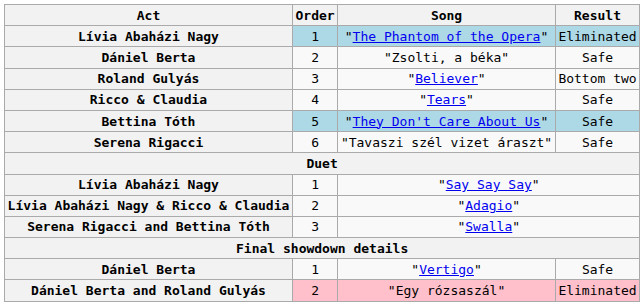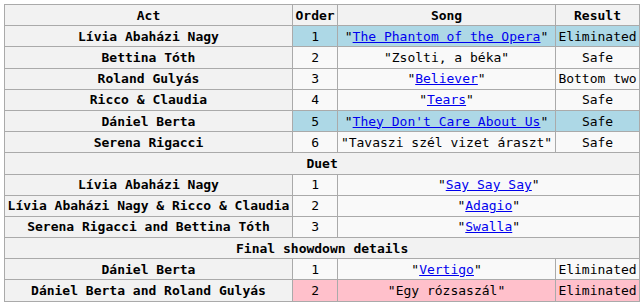(148, 57) Dániel Berta -> (148, 57) Bettina Tóth
(148, 121) Bettina Tóth -> (148, 121) Dániel Berta
(598, 269) Safe -> (598, 269) Eliminated
